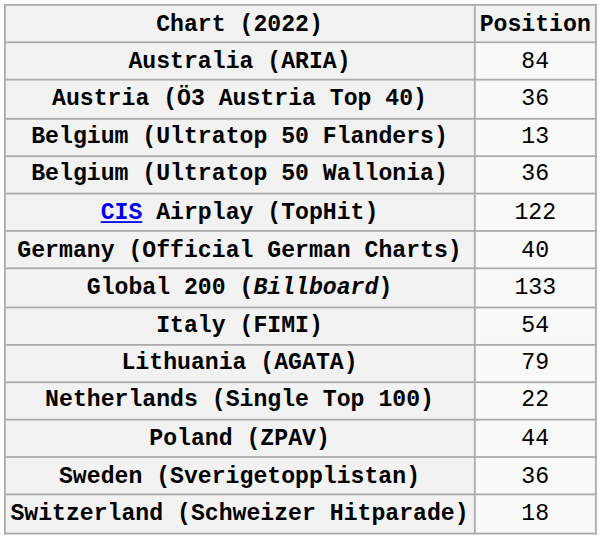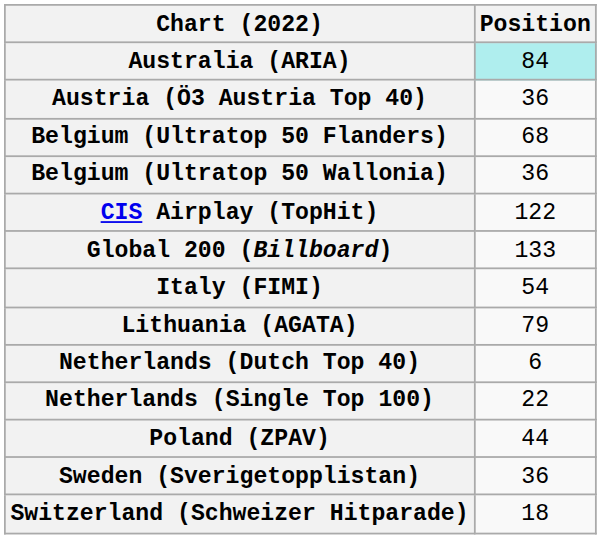(535, 61) no background -> (535, 61) paleturquoise background
(535, 137) 13 -> (535, 137) 68
- row: (240, 250)
+ row: (240, 363)
